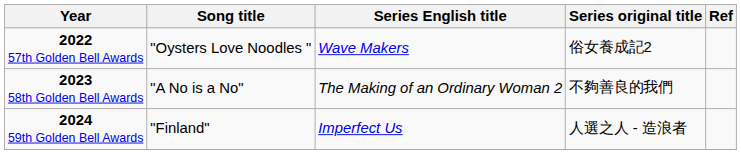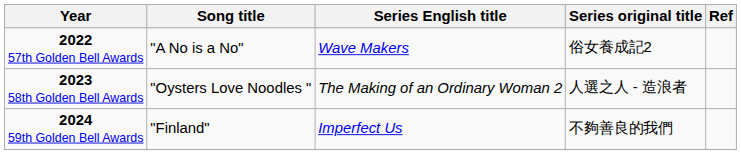(231, 48) "Oysters Love Noodles " -> (197, 48) "A No is a No"
(197, 88) "A No is a No" -> (231, 88) "Oysters Love Noodles "
(621, 88) 不夠善良的我們 -> (628, 88) 人選之人 - 造浪者
(628, 128) 人選之人 - 造浪者 -> (621, 128) 不夠善良的我們
